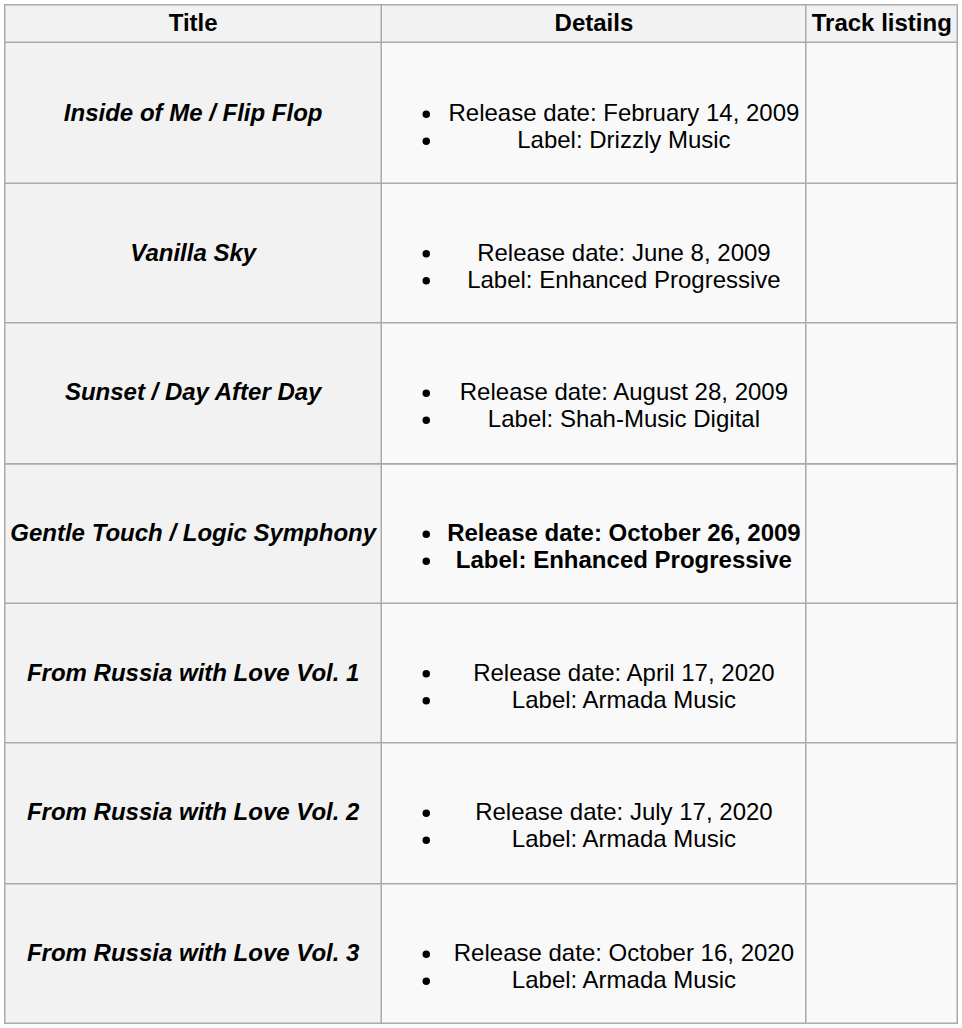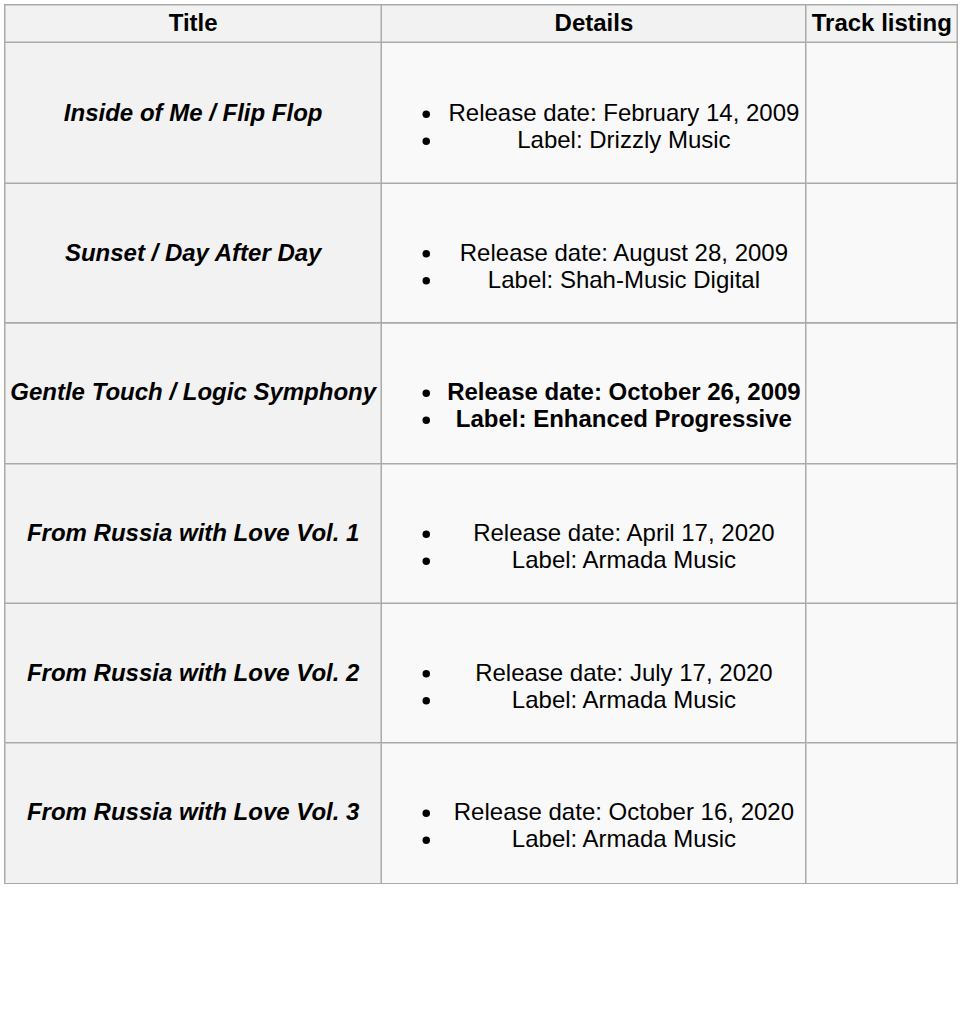- row: (193, 252)
